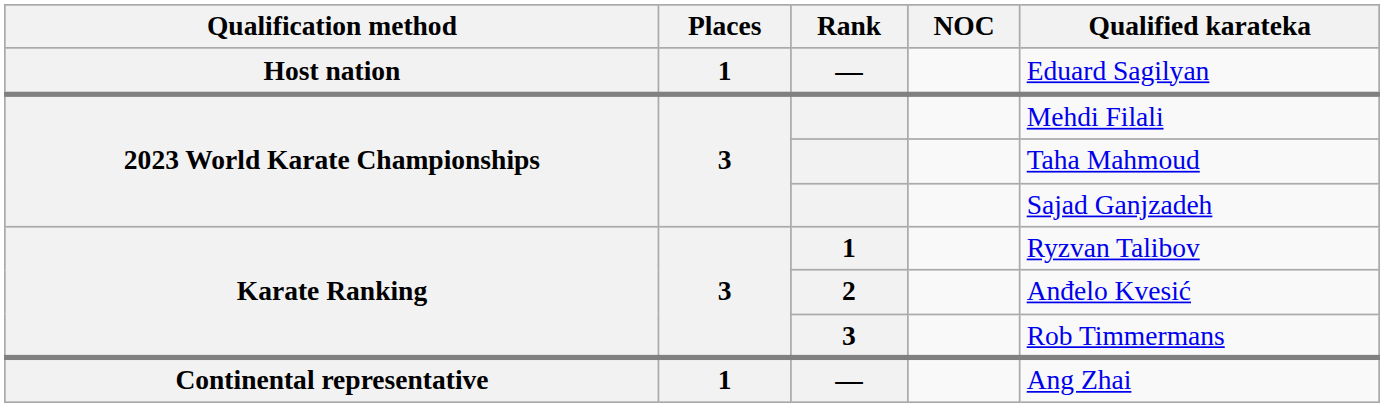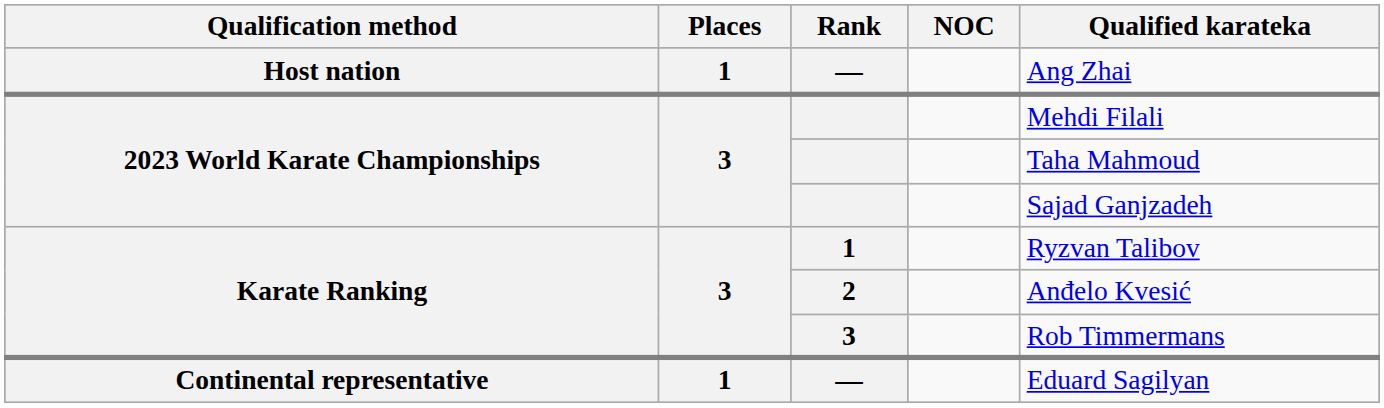(1118, 69) Eduard Sagilyan -> (1079, 69) Ang Zhai
(1079, 380) Ang Zhai -> (1118, 380) Eduard Sagilyan
